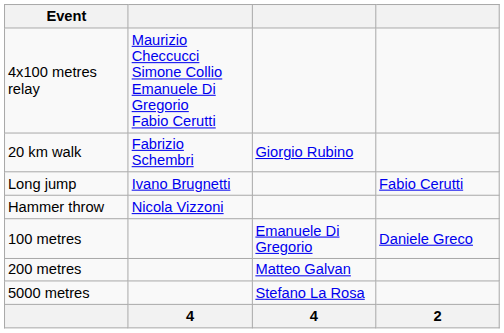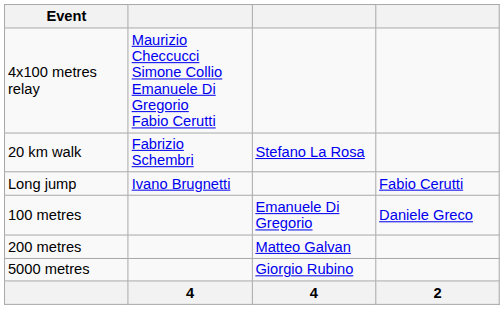(304, 153) Giorgio Rubino -> (310, 153) Stefano La Rosa
- row: (56, 207)
(310, 293) Stefano La Rosa -> (304, 270) Giorgio Rubino
